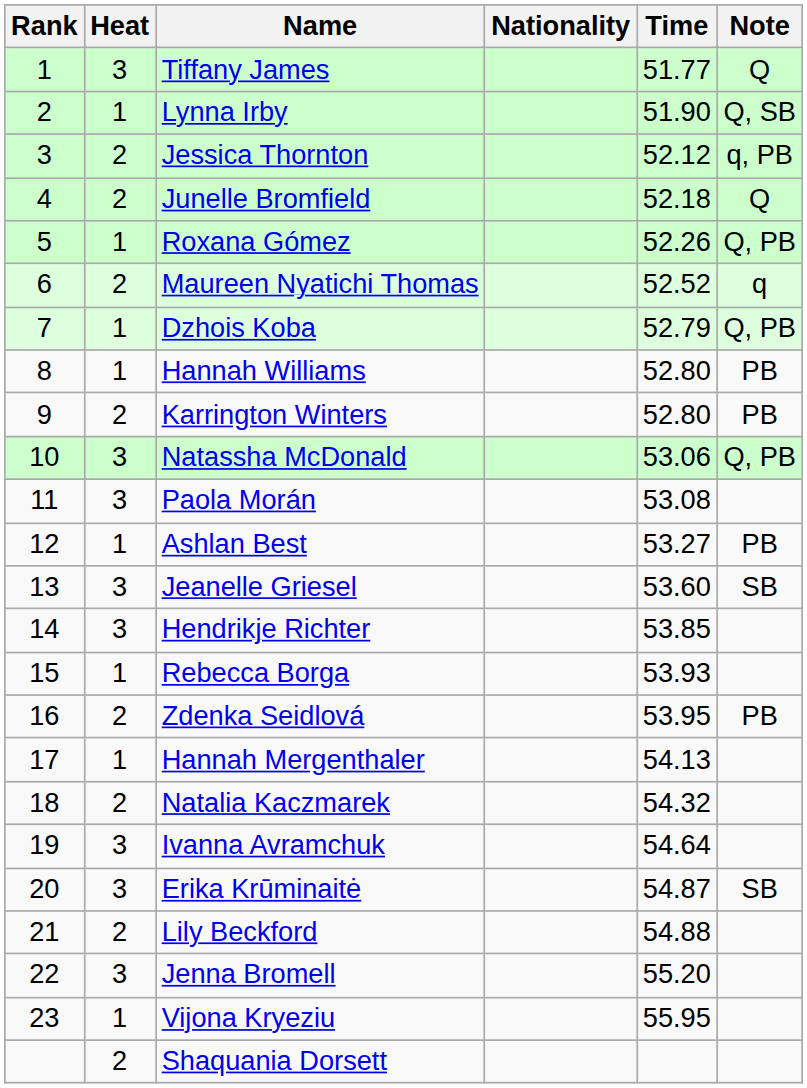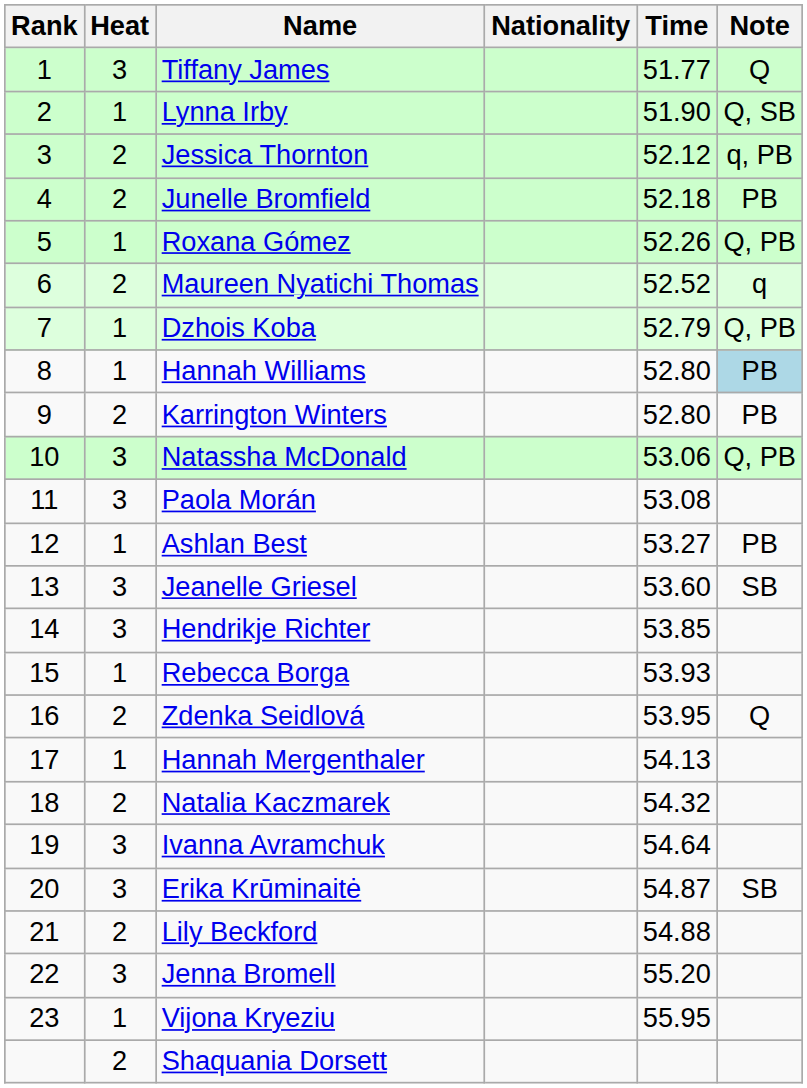(760, 198) Q -> (760, 198) PB
(760, 371) no background -> (760, 371) lightblue background
(760, 716) PB -> (760, 716) Q
